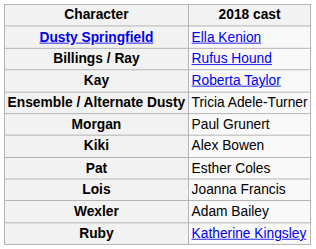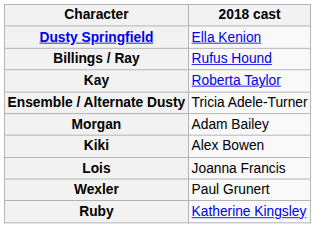(231, 124) Paul Grunert -> (230, 124) Adam Bailey
- row: (96, 168)
(230, 211) Adam Bailey -> (231, 189) Paul Grunert
